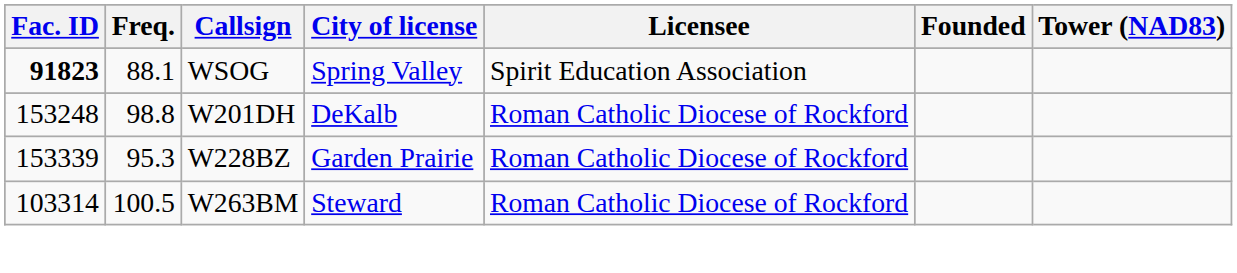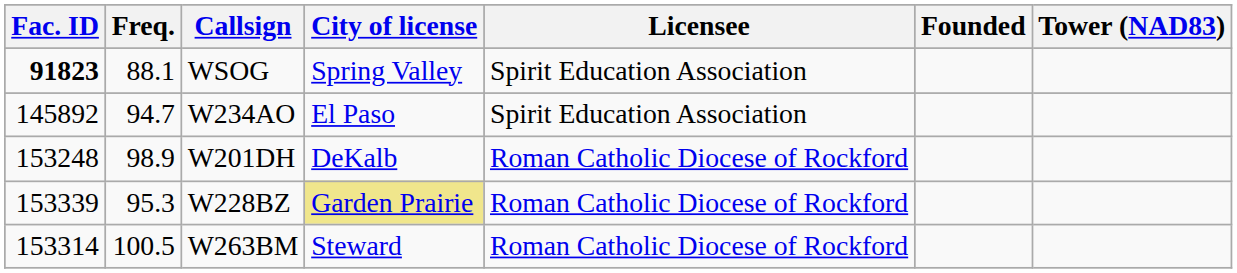+ row: (242, 114)
(151, 114) 98.8 -> (151, 158) 98.9
(392, 158) no background -> (392, 202) khaki background
(57, 202) 103314 -> (57, 245) 153314
